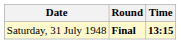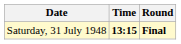columns swapped: (161, 13) <-> (127, 13)
